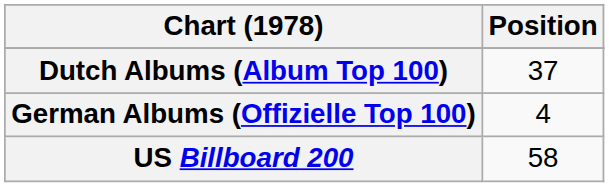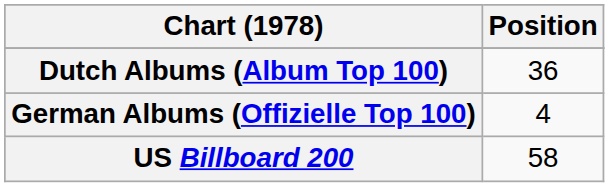(543, 70) 37 -> (543, 70) 36
